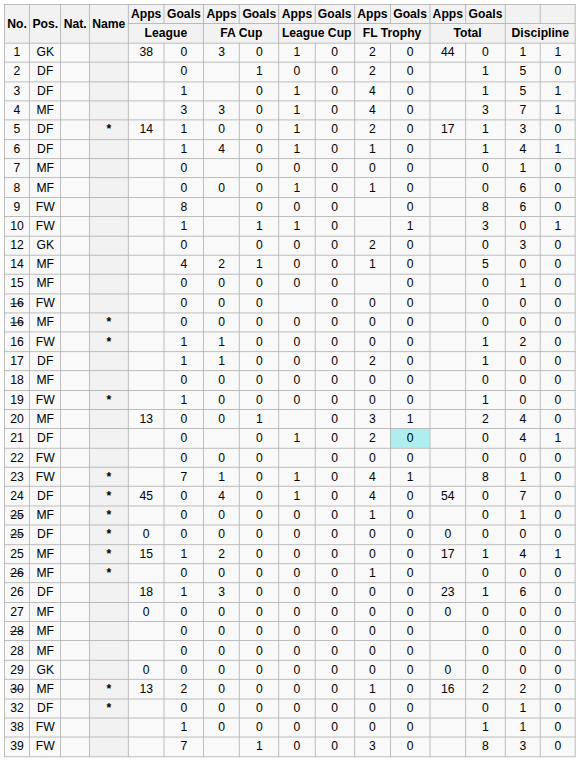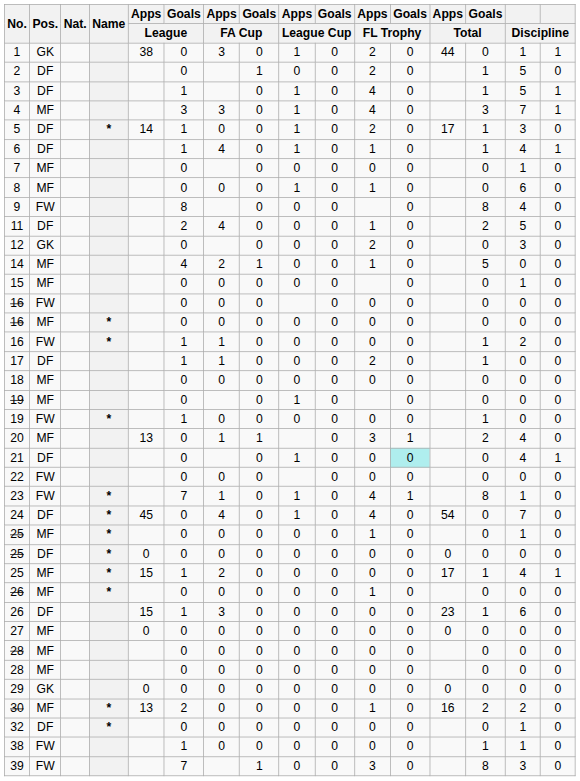(523, 206) 6 -> (523, 206) 4
- row: (17, 226)
+ row: (17, 226)
+ row: (17, 399)
(222, 419) 0 -> (222, 438) 1
(372, 438) 2 -> (372, 457) 0
(146, 592) 18 -> (146, 611) 15
